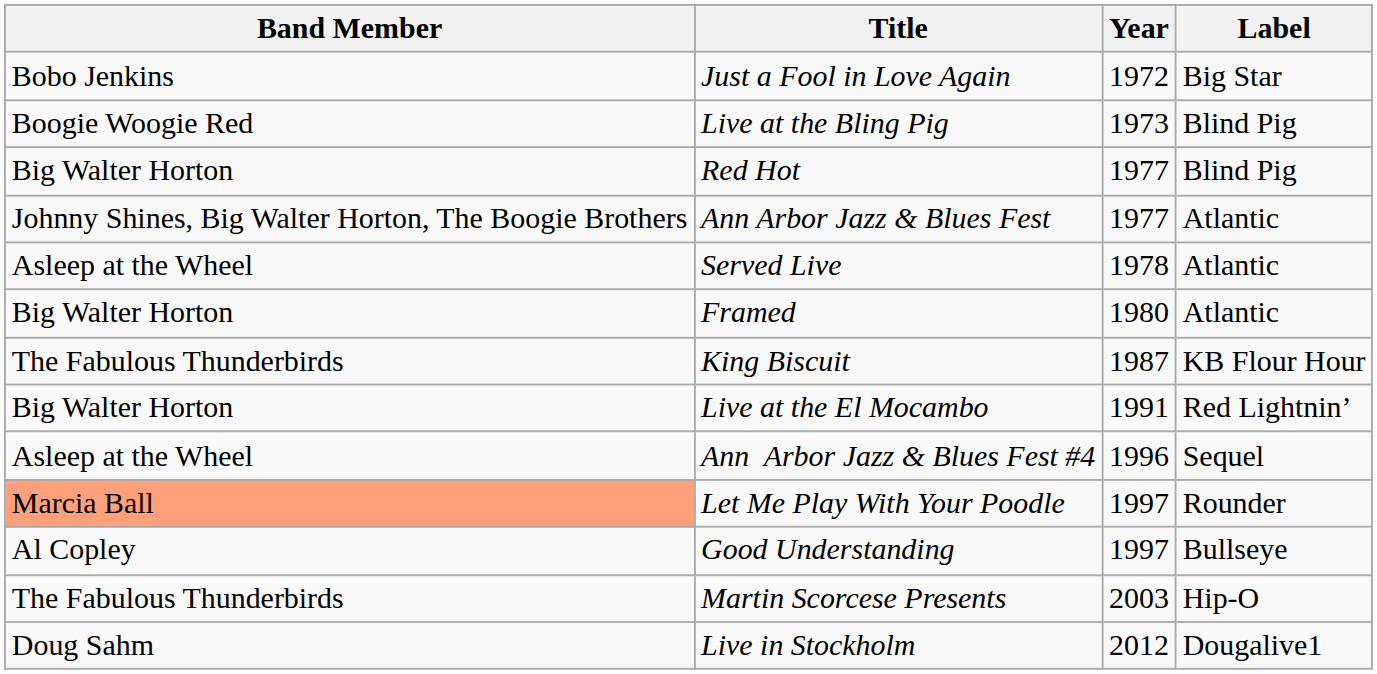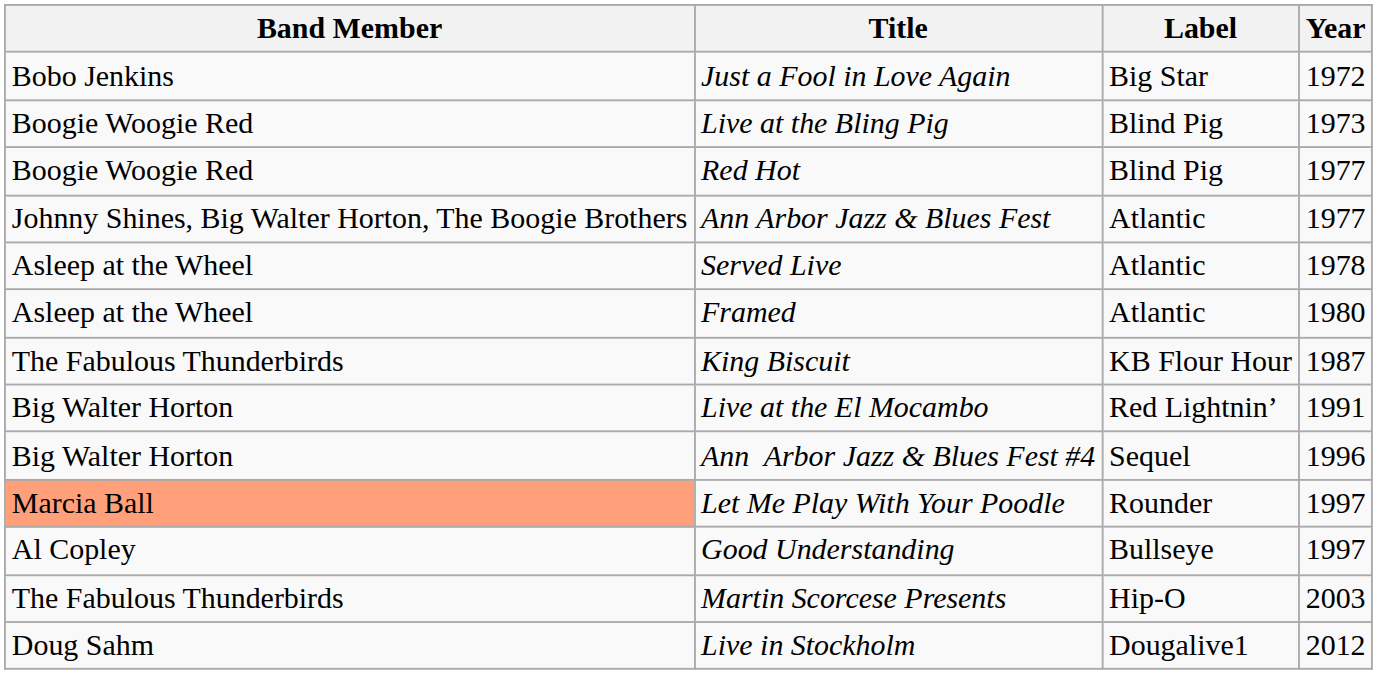columns swapped: (1274, 28) <-> (1139, 28)
(123, 170) Big Walter Horton -> (133, 170) Boogie Woogie Red
(123, 312) Big Walter Horton -> (132, 312) Asleep at the Wheel
(132, 455) Asleep at the Wheel -> (123, 455) Big Walter Horton
